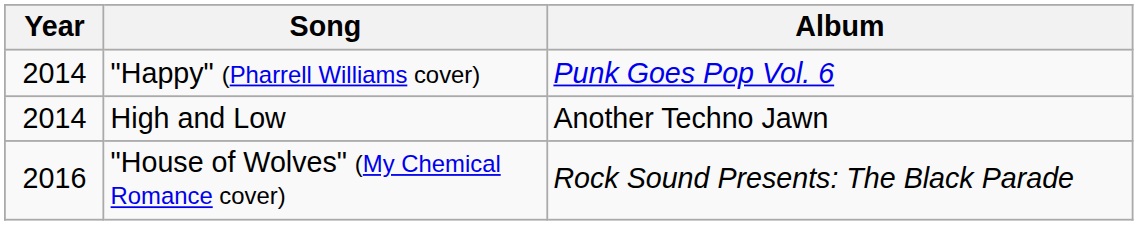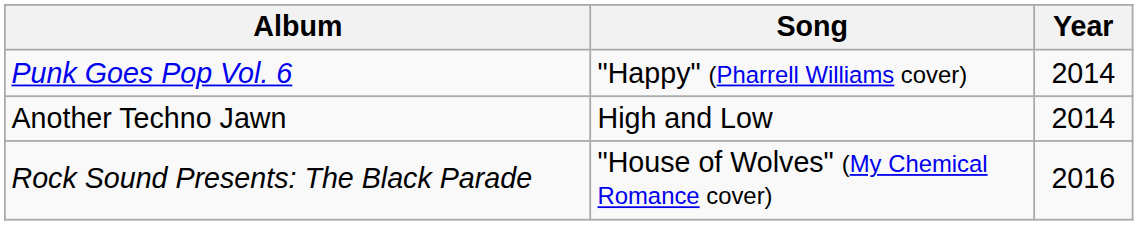columns swapped: (54, 27) <-> (840, 27)
